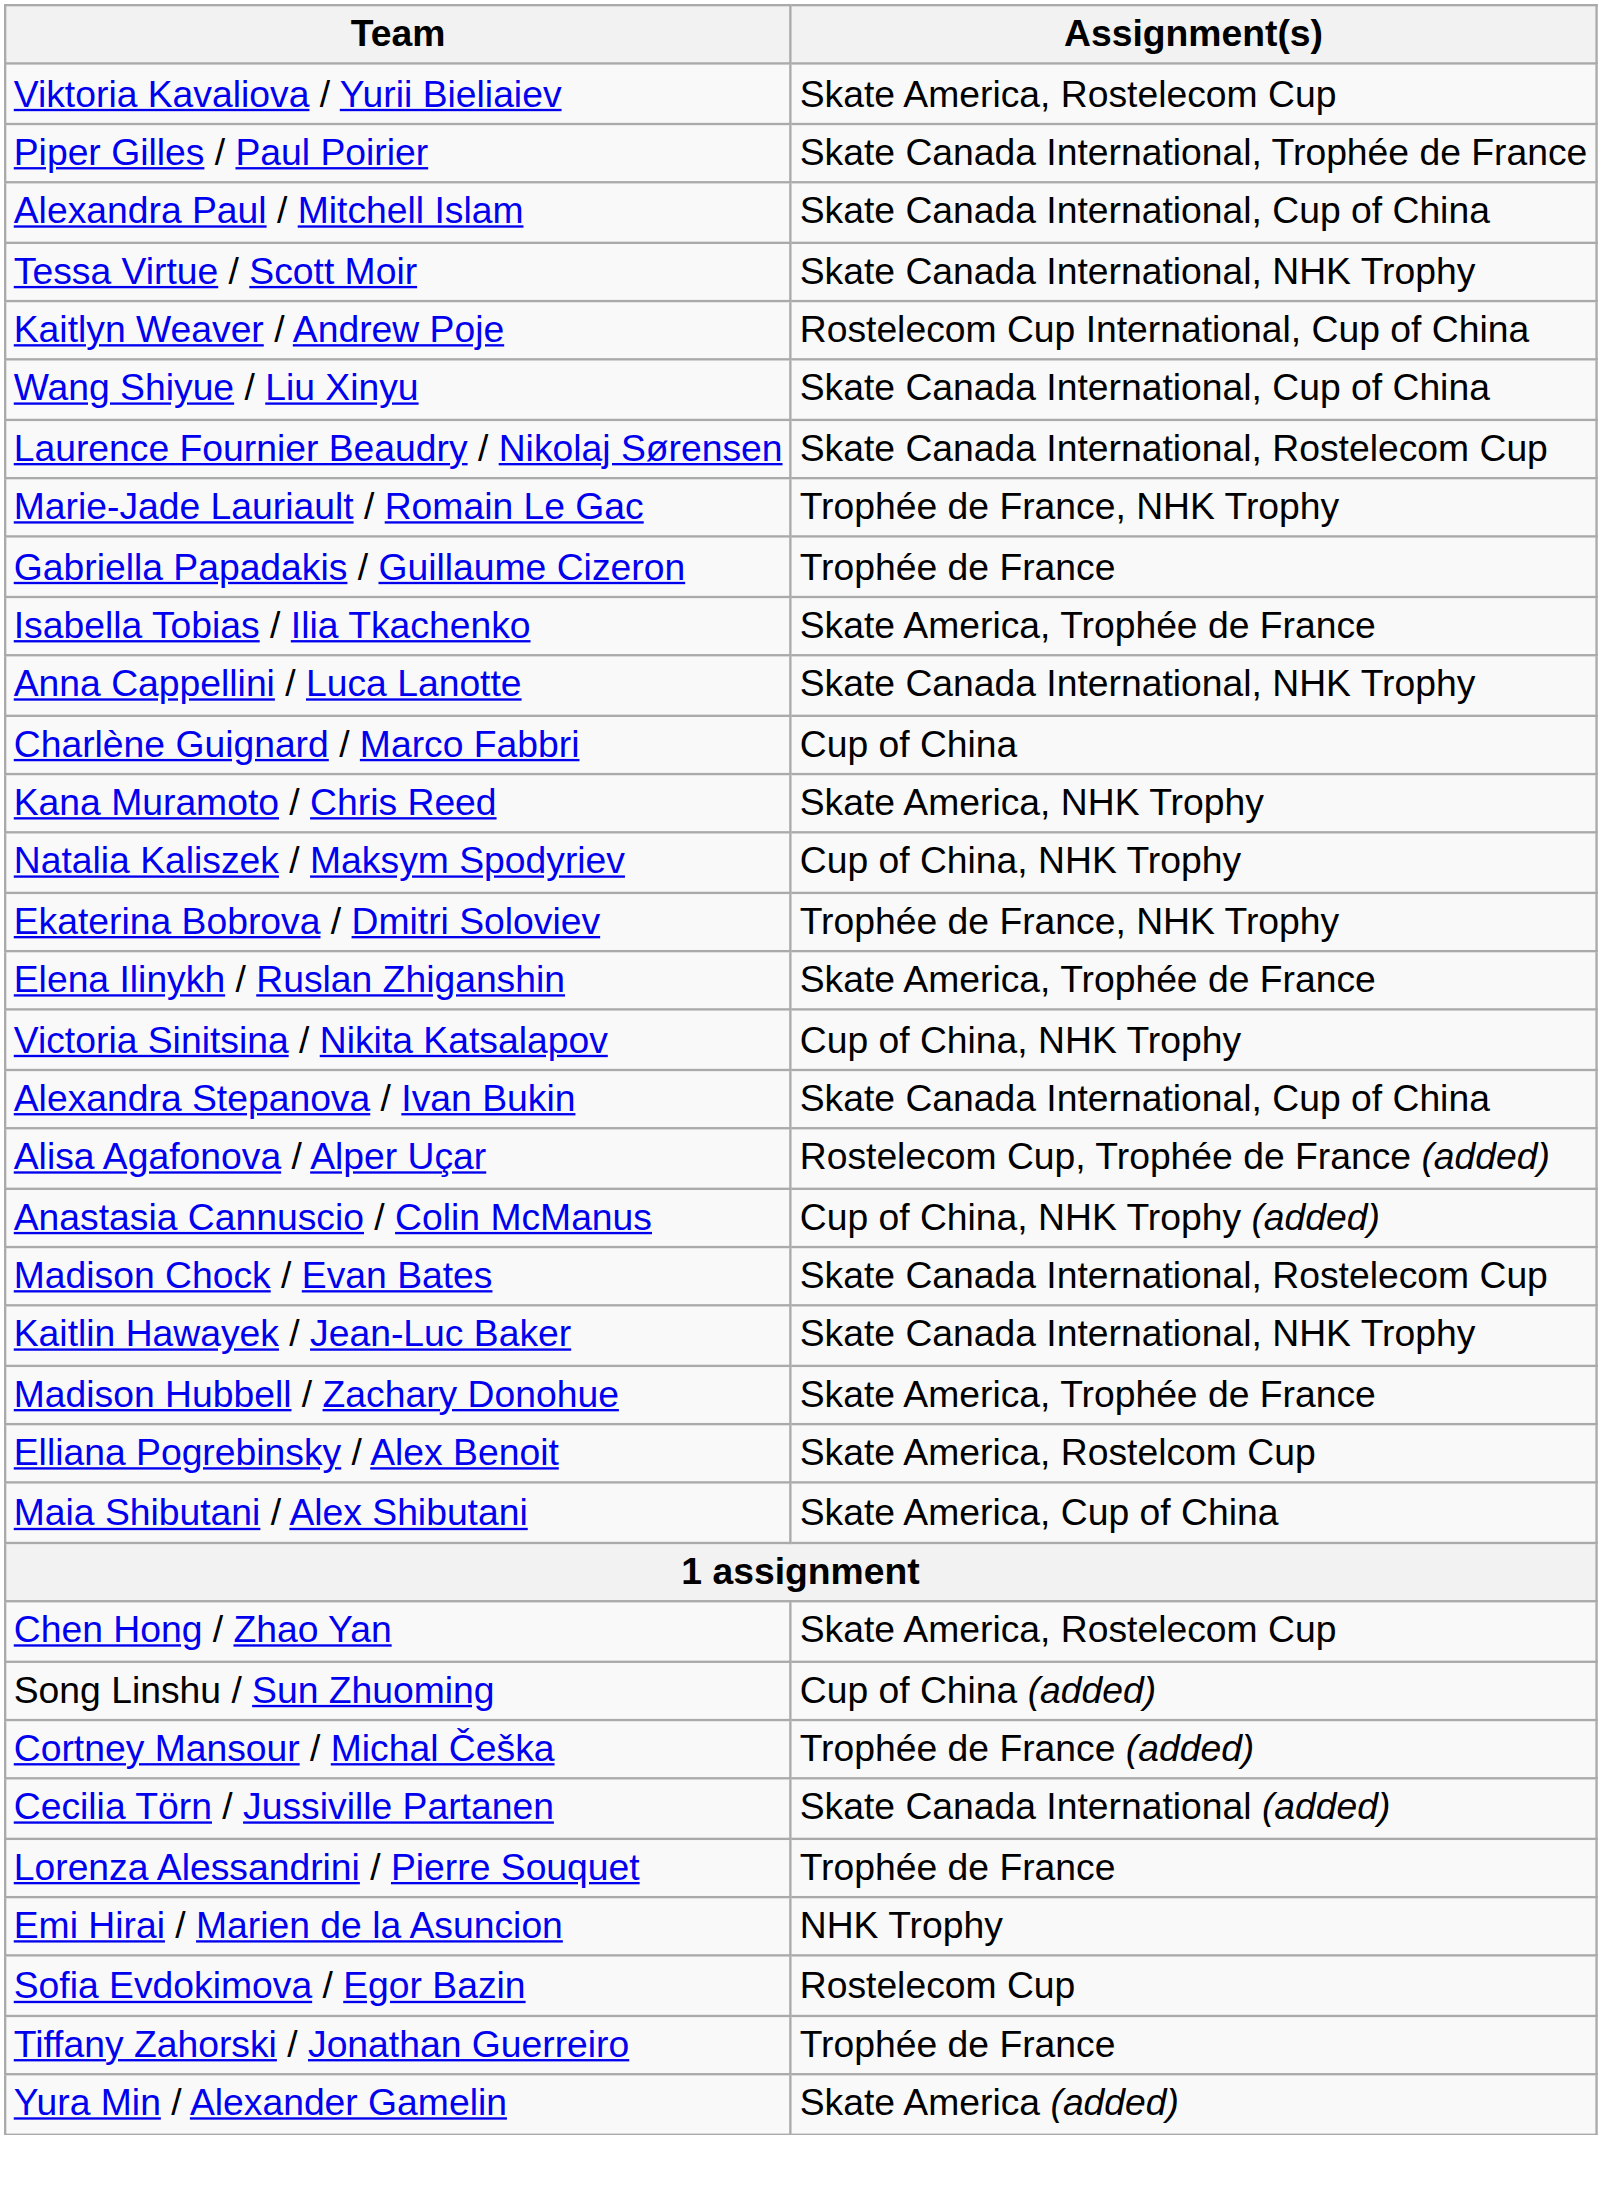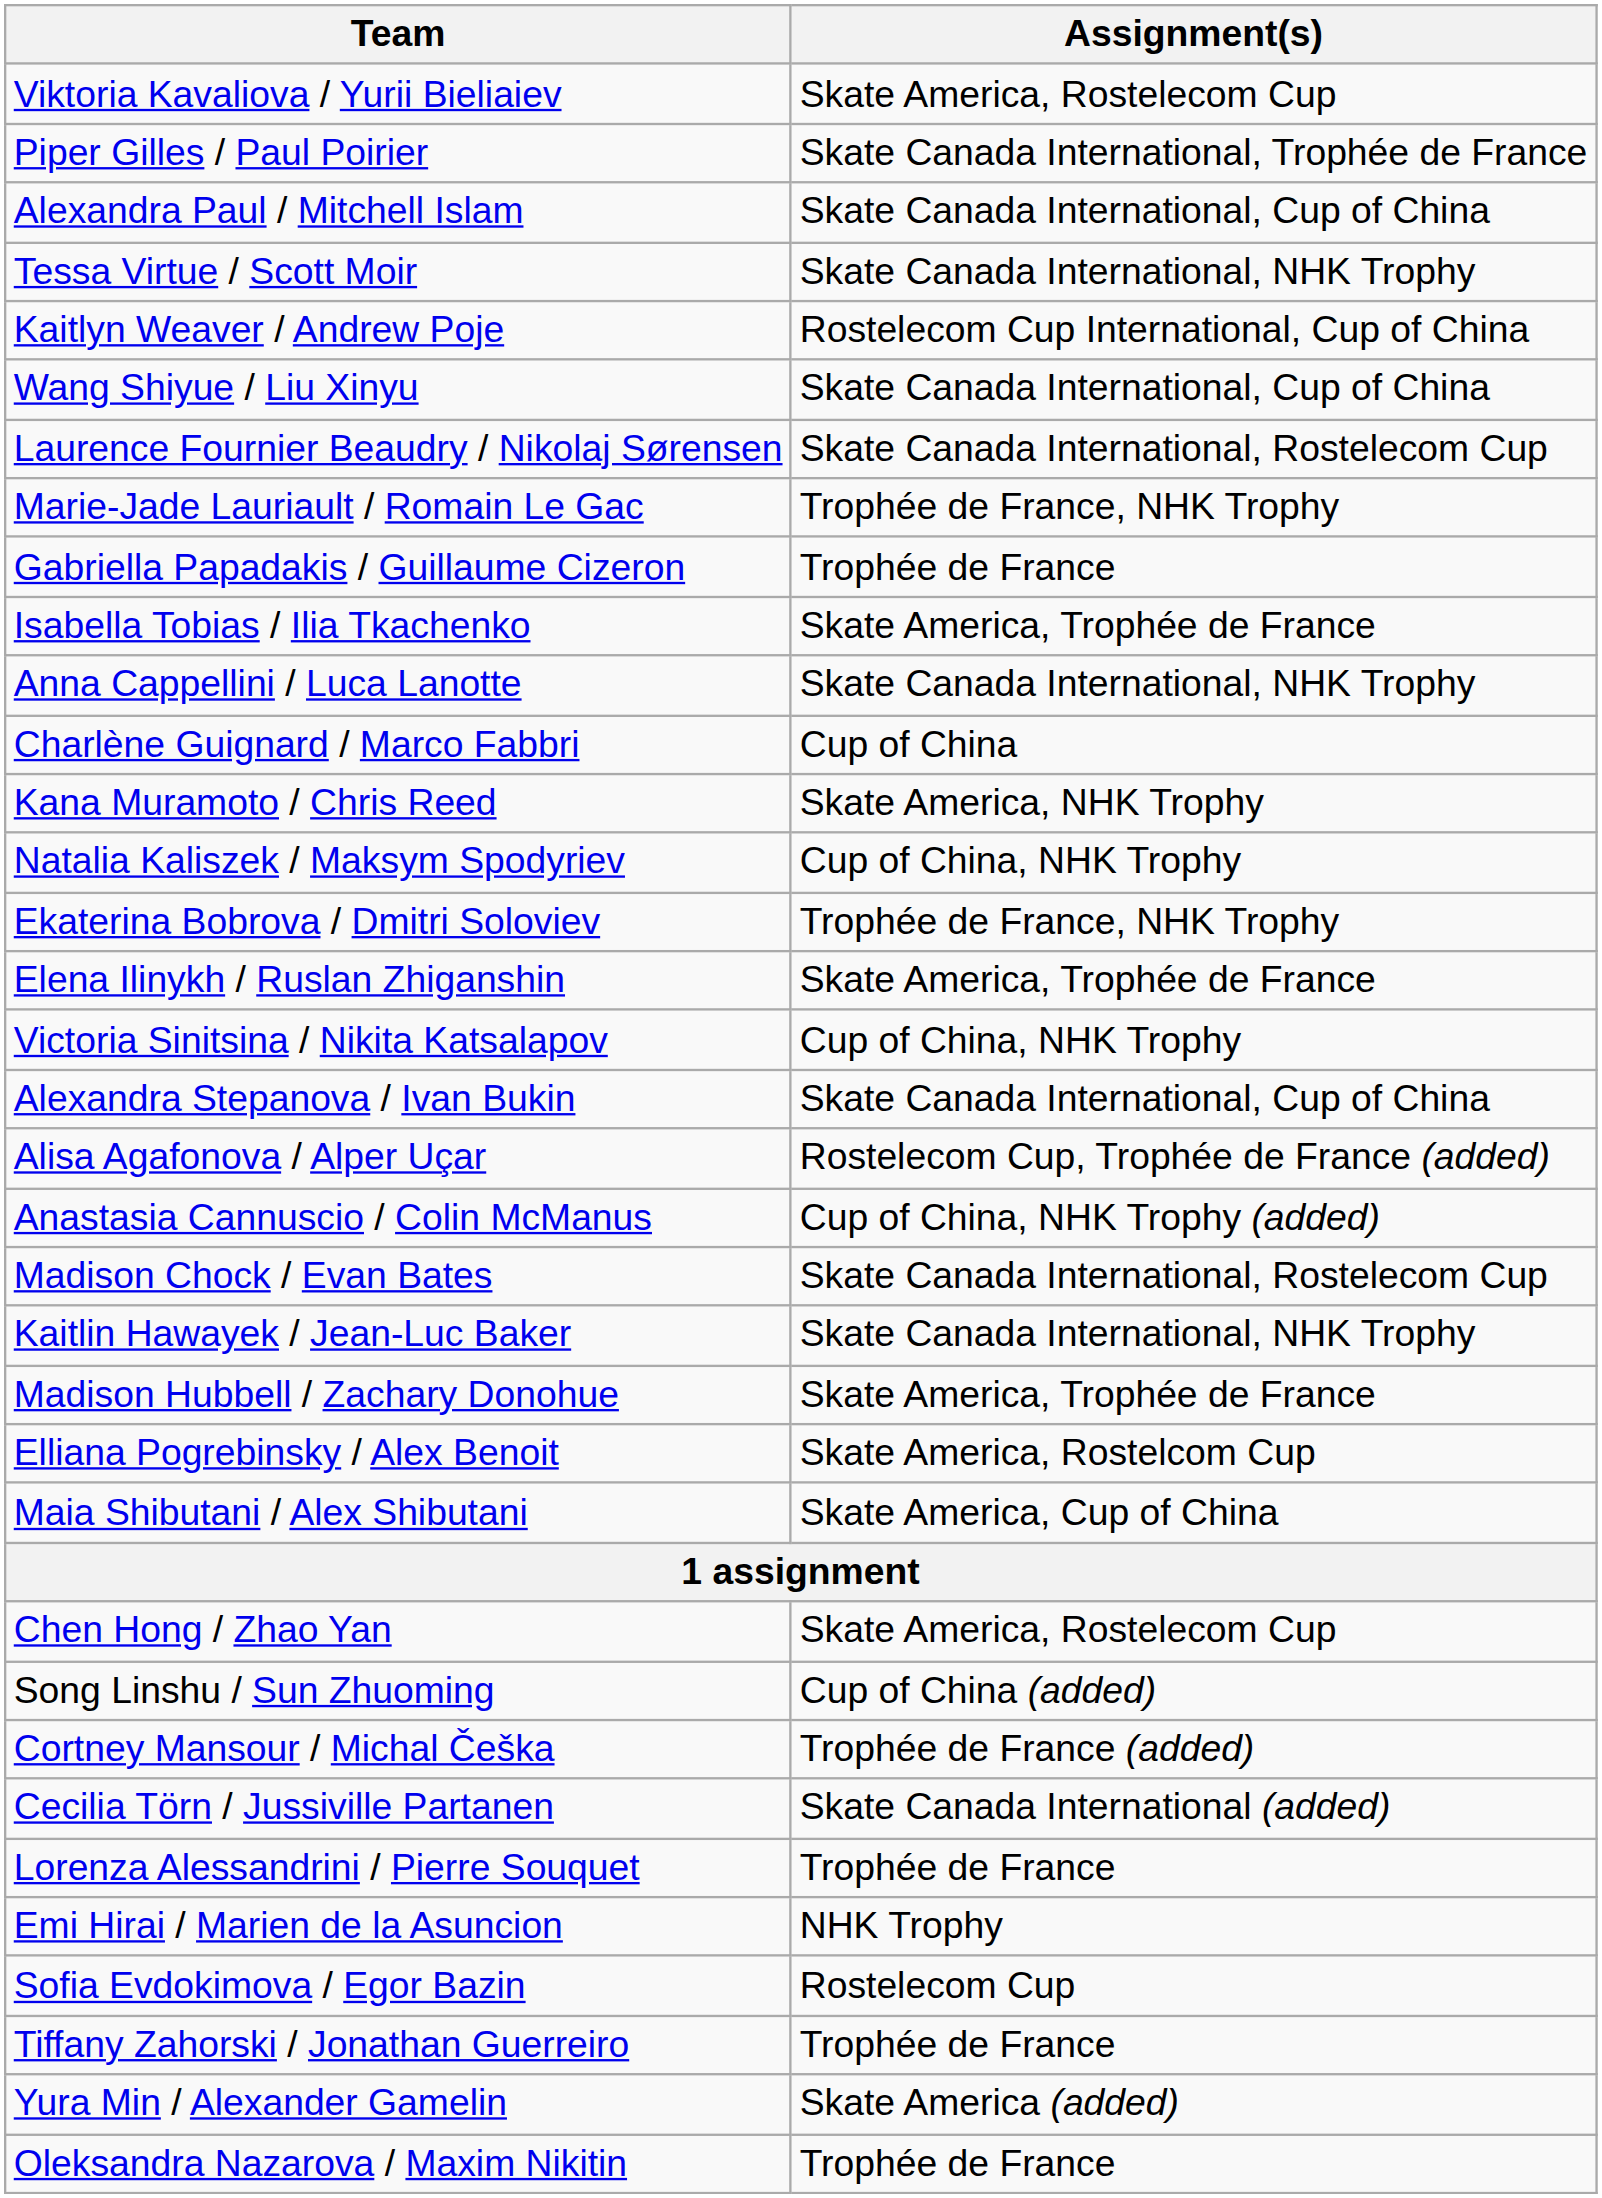+ row: (320, 2162)
